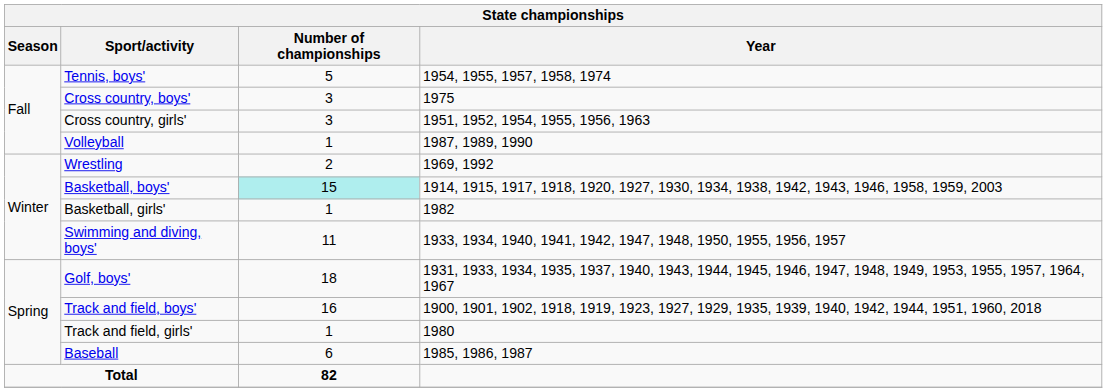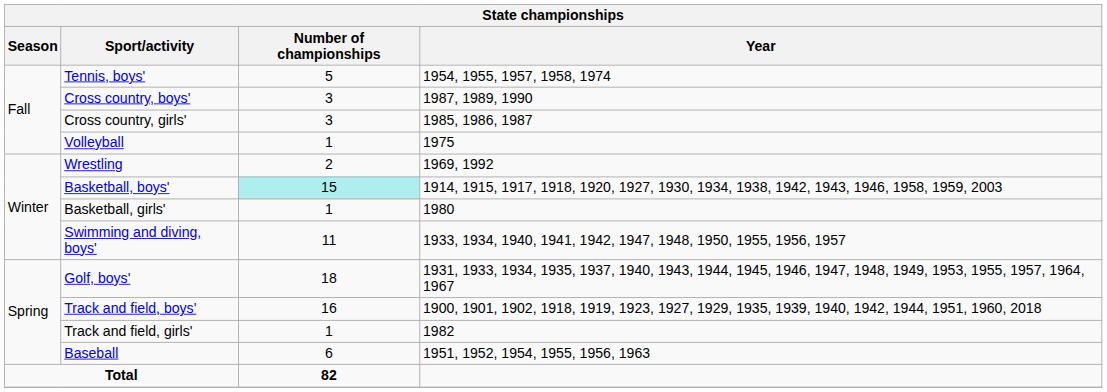(439, 98) 1975 -> (478, 98) 1987, 1989, 1990
(537, 120) 1951, 1952, 1954, 1955, 1956, 1963 -> (478, 120) 1985, 1986, 1987
(478, 143) 1987, 1989, 1990 -> (439, 143) 1975
(439, 210) 1982 -> (439, 210) 1980
(439, 331) 1980 -> (439, 331) 1982
(478, 353) 1985, 1986, 1987 -> (537, 353) 1951, 1952, 1954, 1955, 1956, 1963
